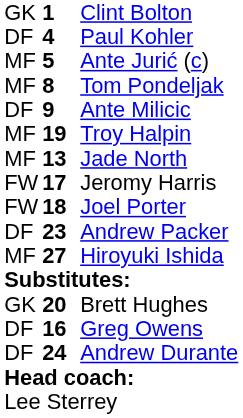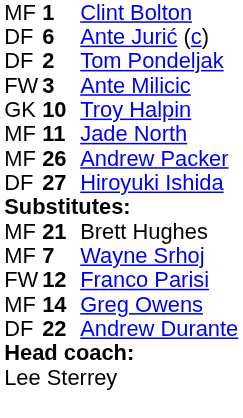(20, 12) GK -> (20, 12) MF
- row: (137, 36)
(20, 61) MF -> (19, 36) DF
(48, 61) 5 -> (48, 36) 6
(20, 85) MF -> (19, 61) DF
(48, 85) 8 -> (48, 61) 2
(19, 109) DF -> (21, 85) FW
(48, 109) 9 -> (48, 85) 3
(20, 134) MF -> (20, 109) GK
(54, 134) 19 -> (54, 109) 10
(54, 158) 13 -> (54, 134) 11
- row: (148, 182)
- row: (133, 207)
(19, 231) DF -> (20, 158) MF
(54, 231) 23 -> (54, 158) 26
(20, 255) MF -> (19, 182) DF
(20, 304) GK -> (20, 231) MF
(54, 304) 20 -> (54, 231) 21
+ row: (142, 255)
+ row: (145, 280)
(19, 328) DF -> (20, 304) MF
(54, 328) 16 -> (54, 304) 14
(54, 353) 24 -> (54, 328) 22
